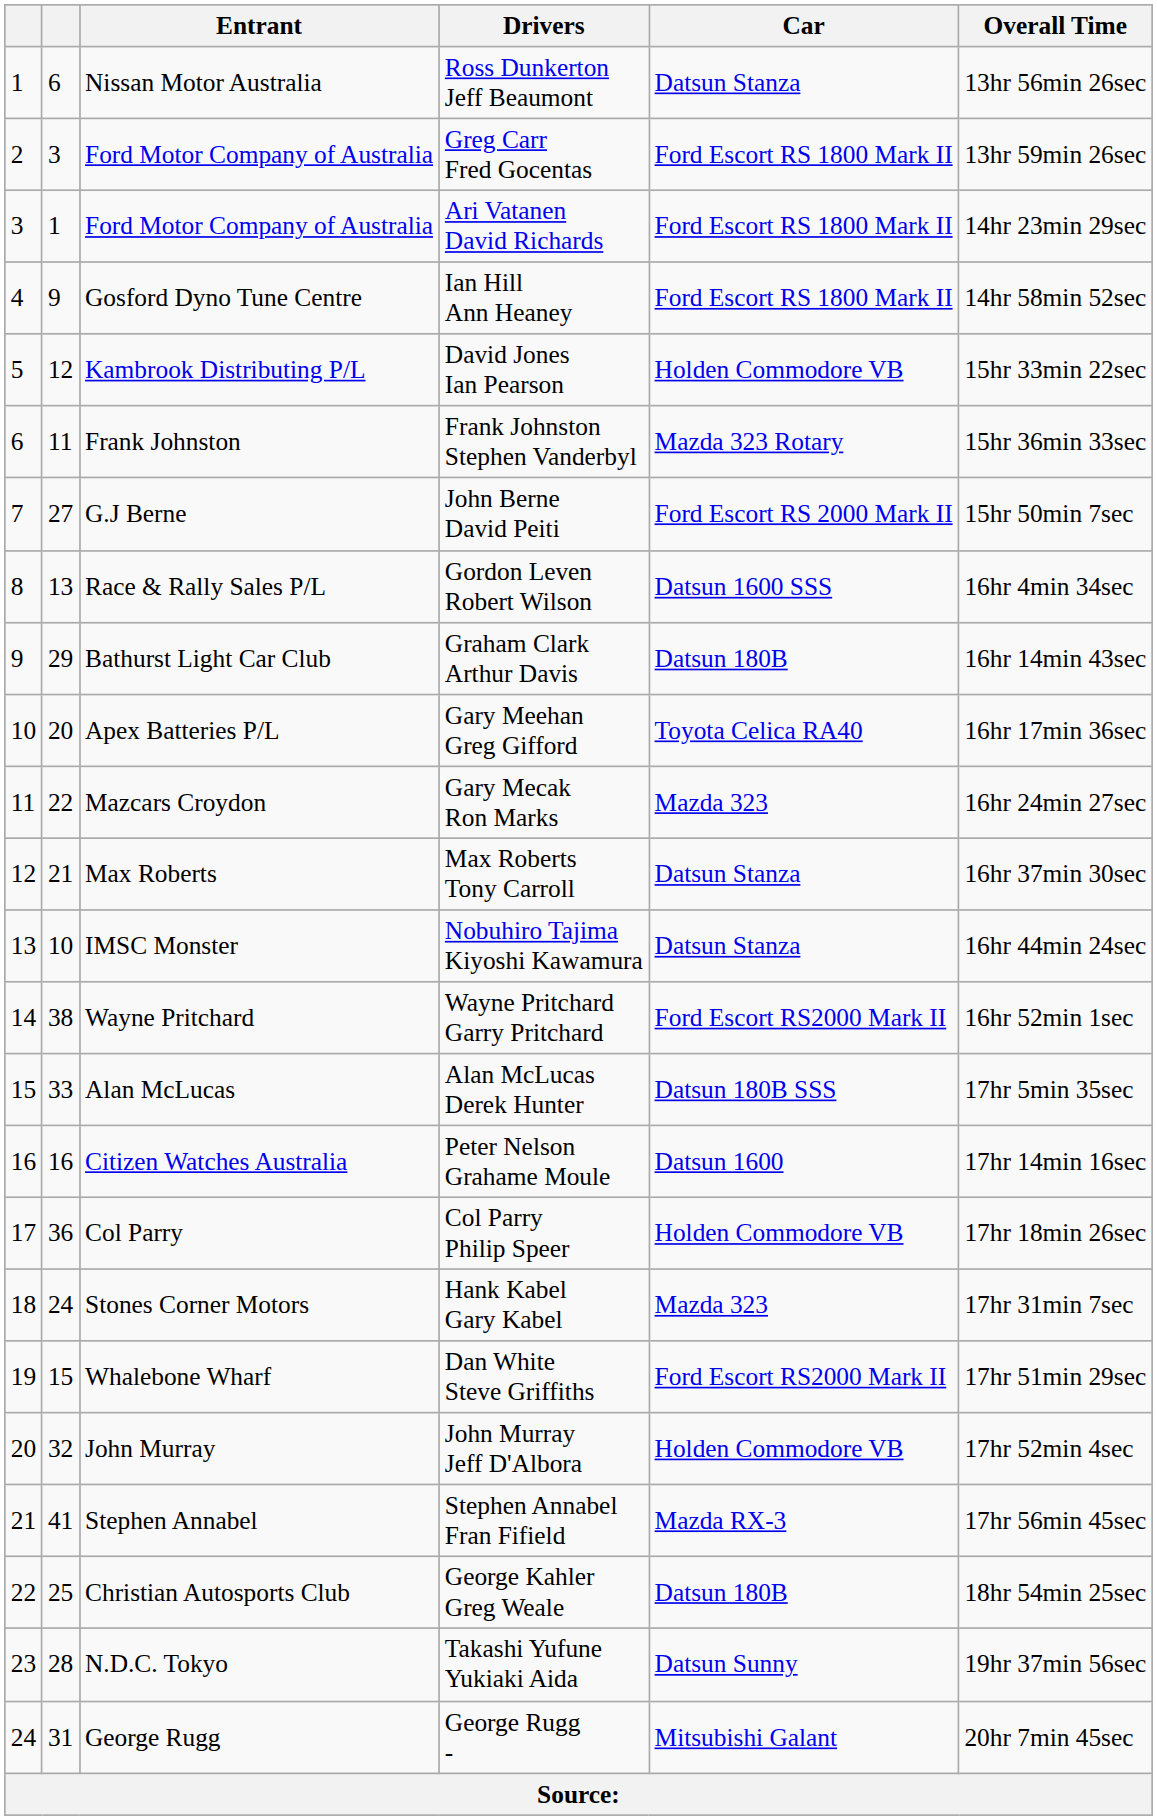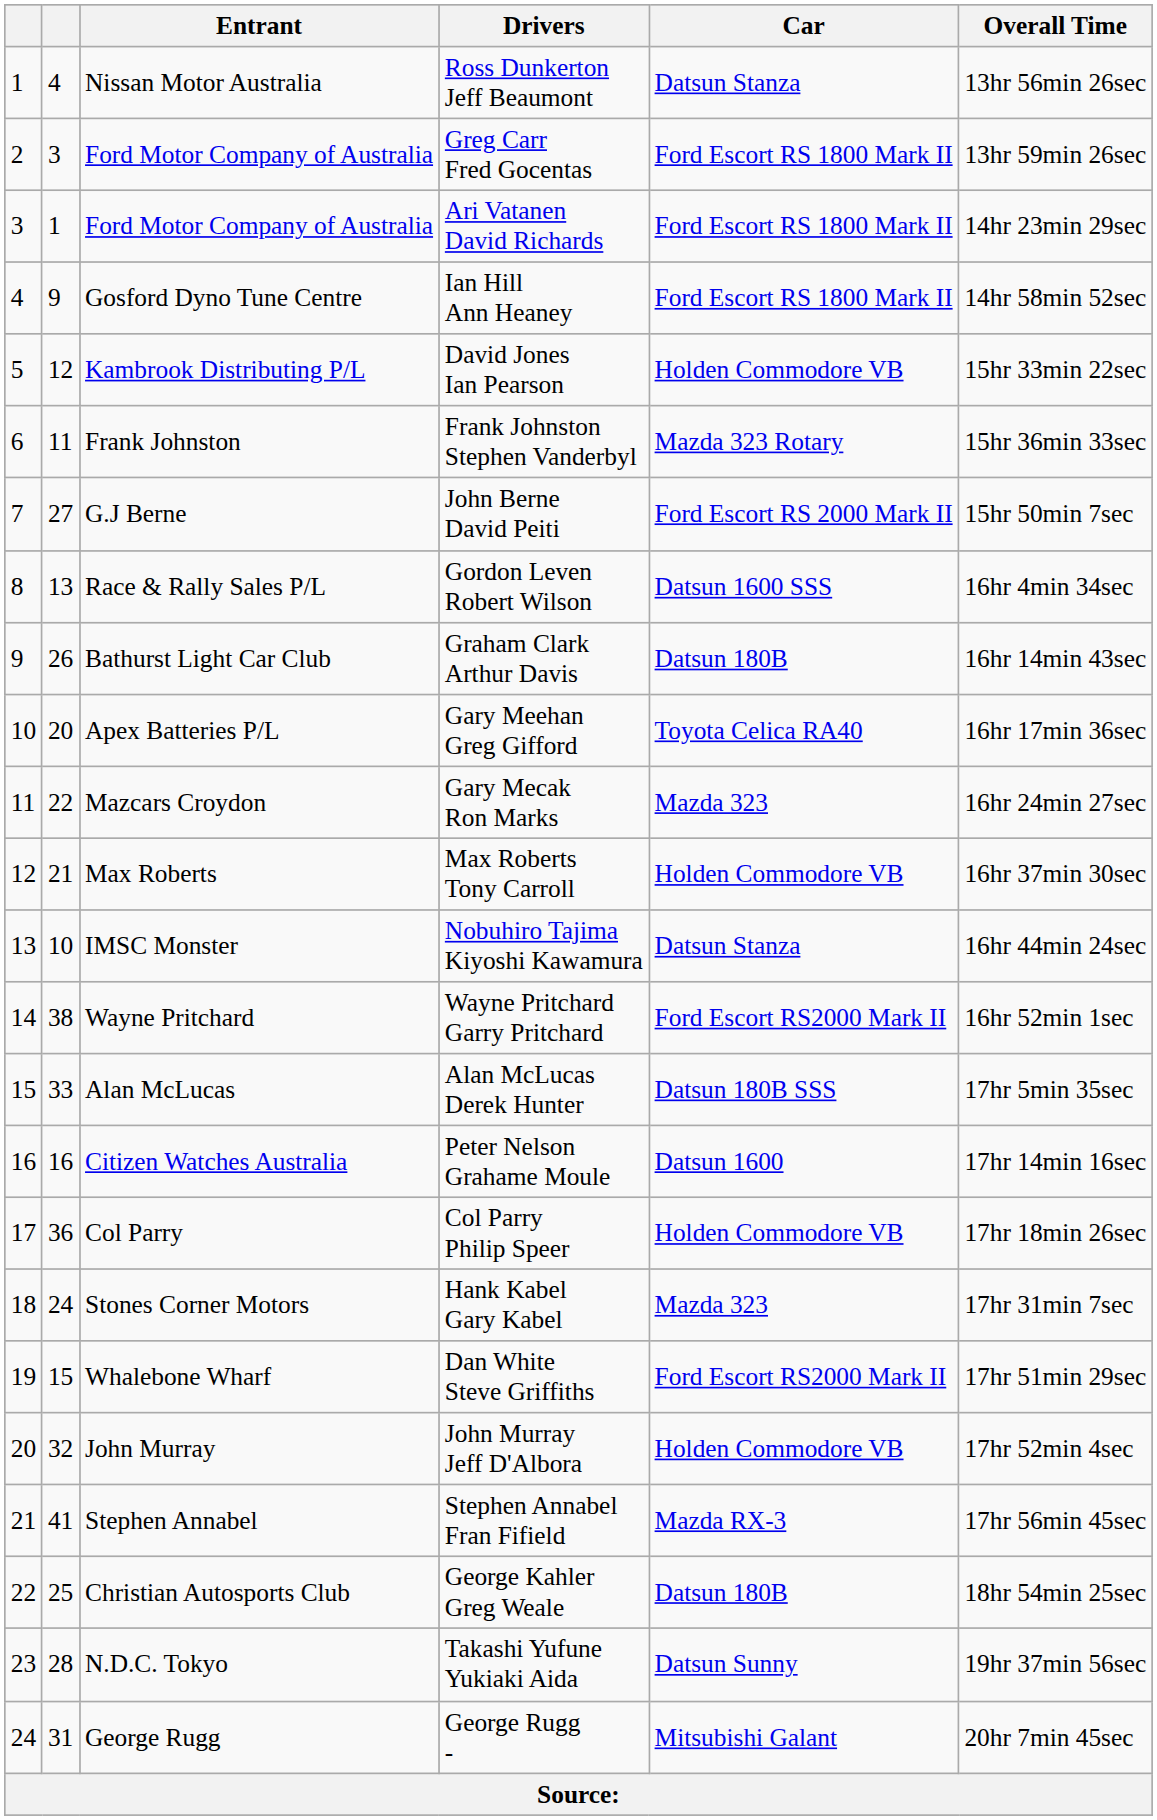(54, 82) 6 -> (54, 82) 4
(61, 657) 29 -> (61, 657) 26
(728, 873) Datsun Stanza -> (779, 873) Holden Commodore VB
